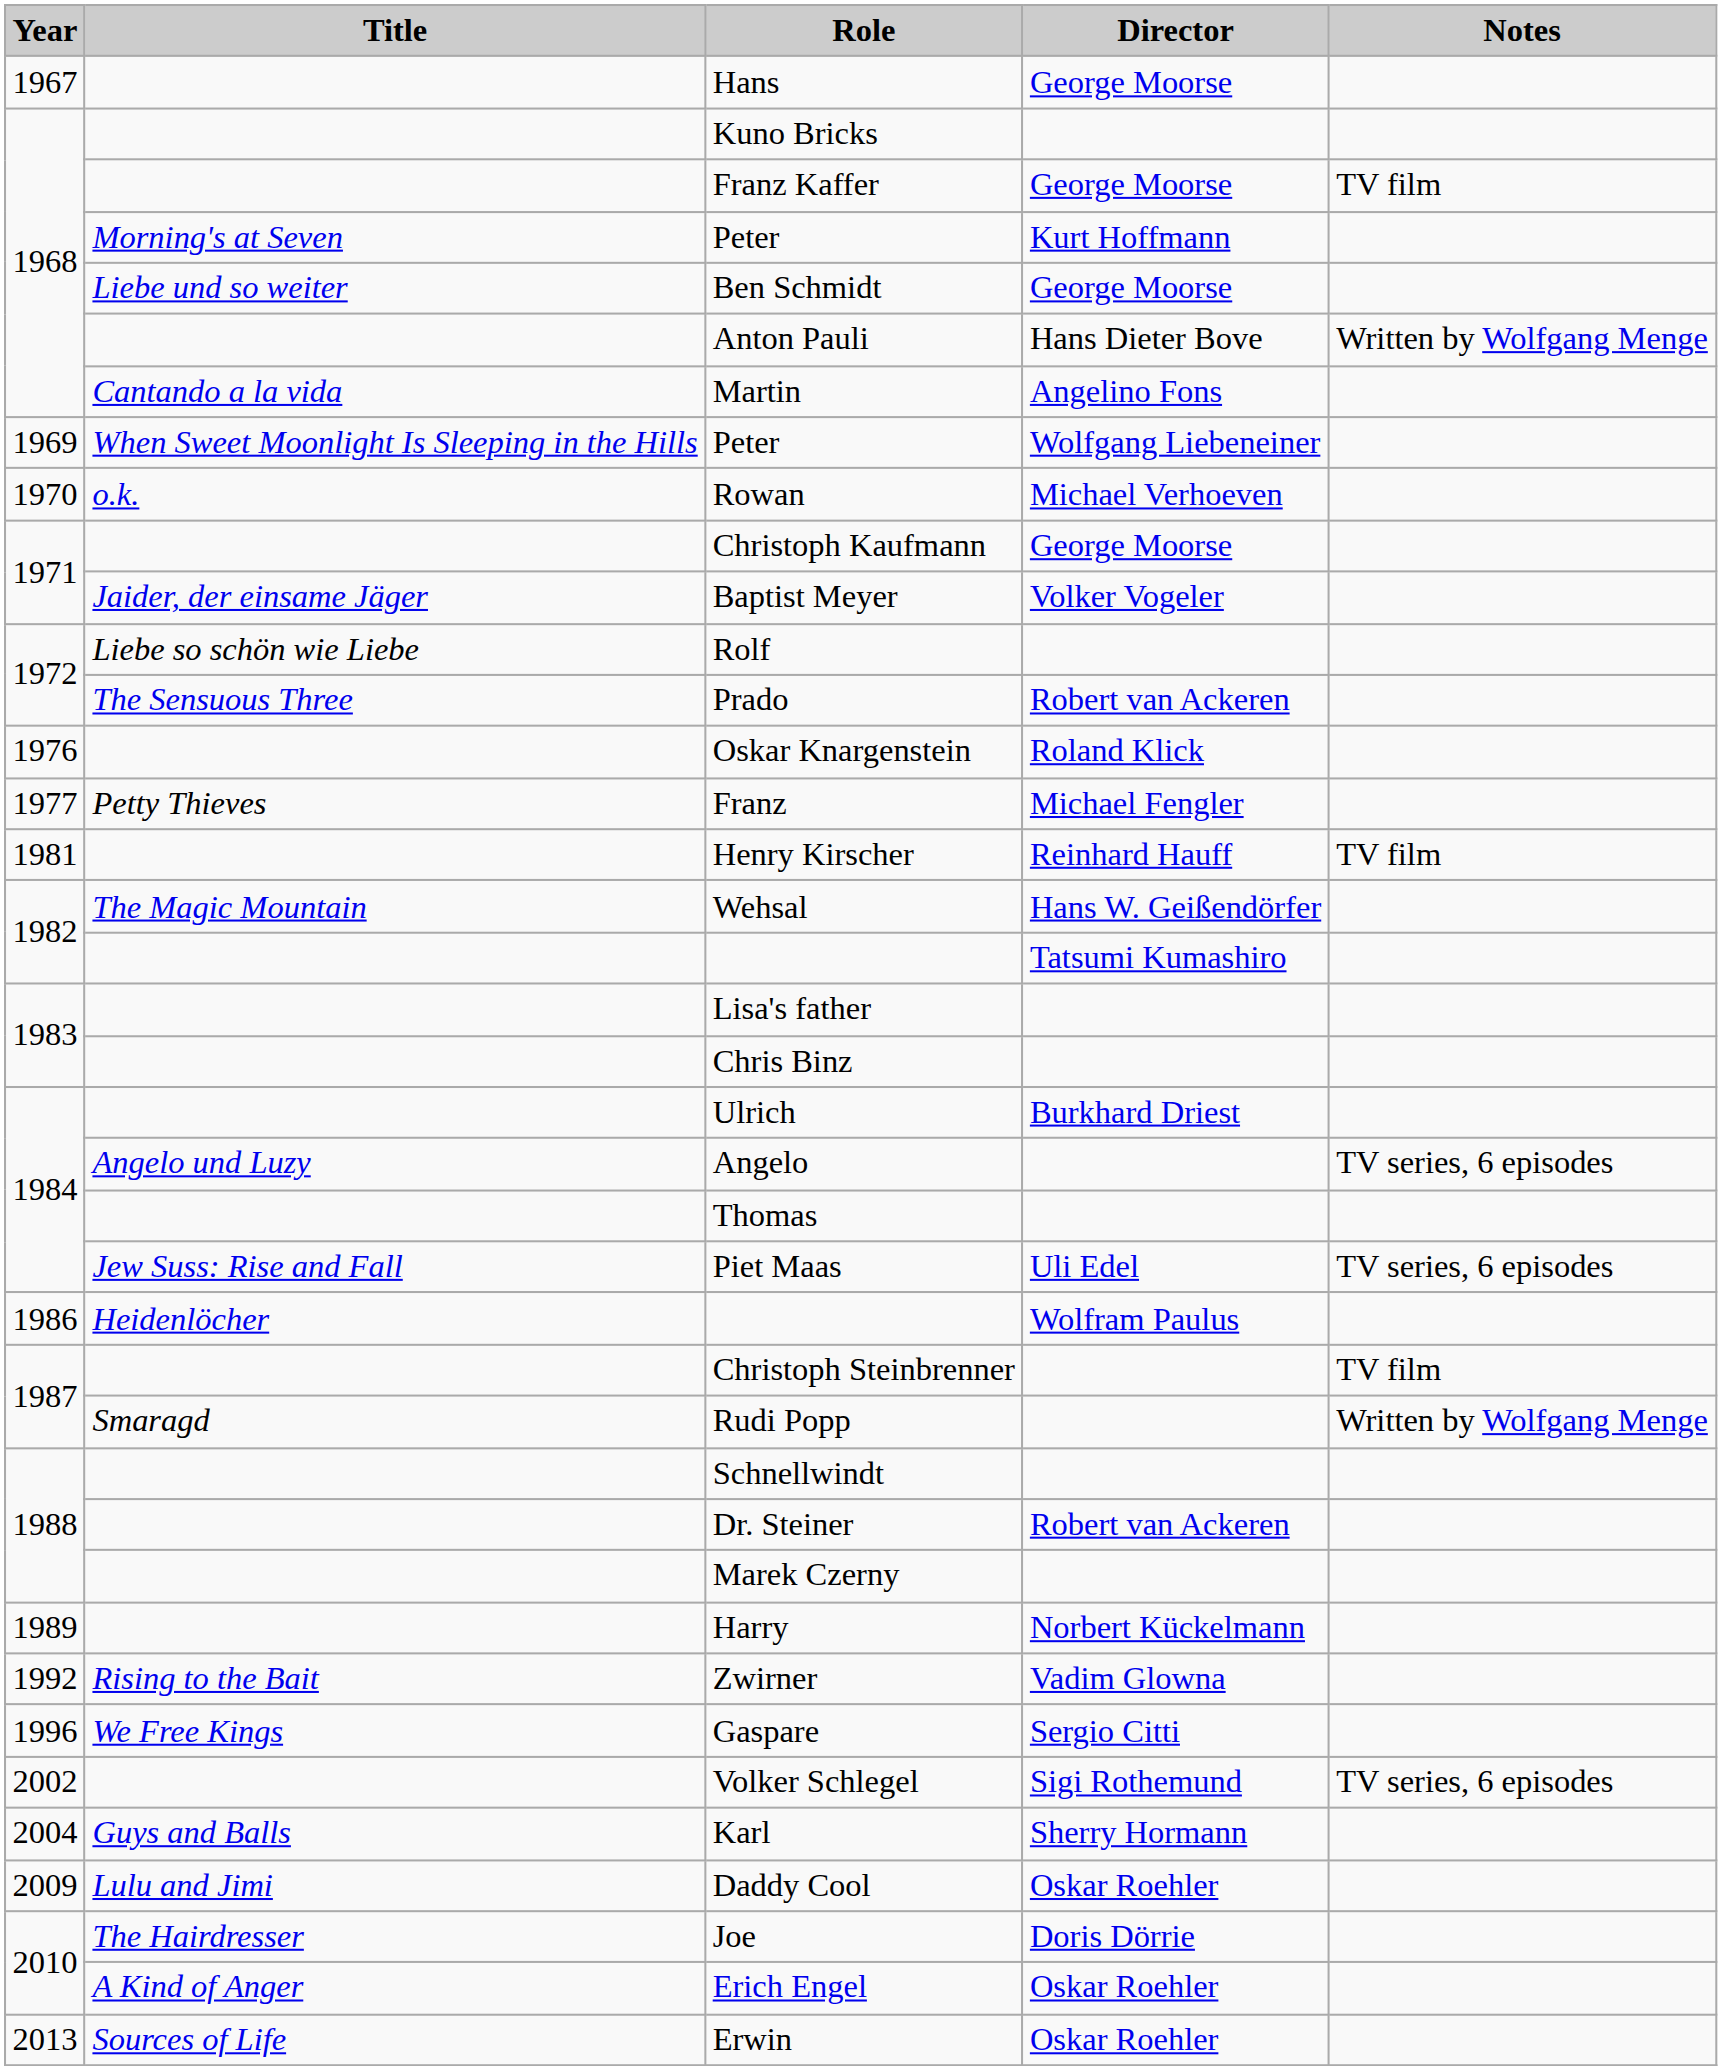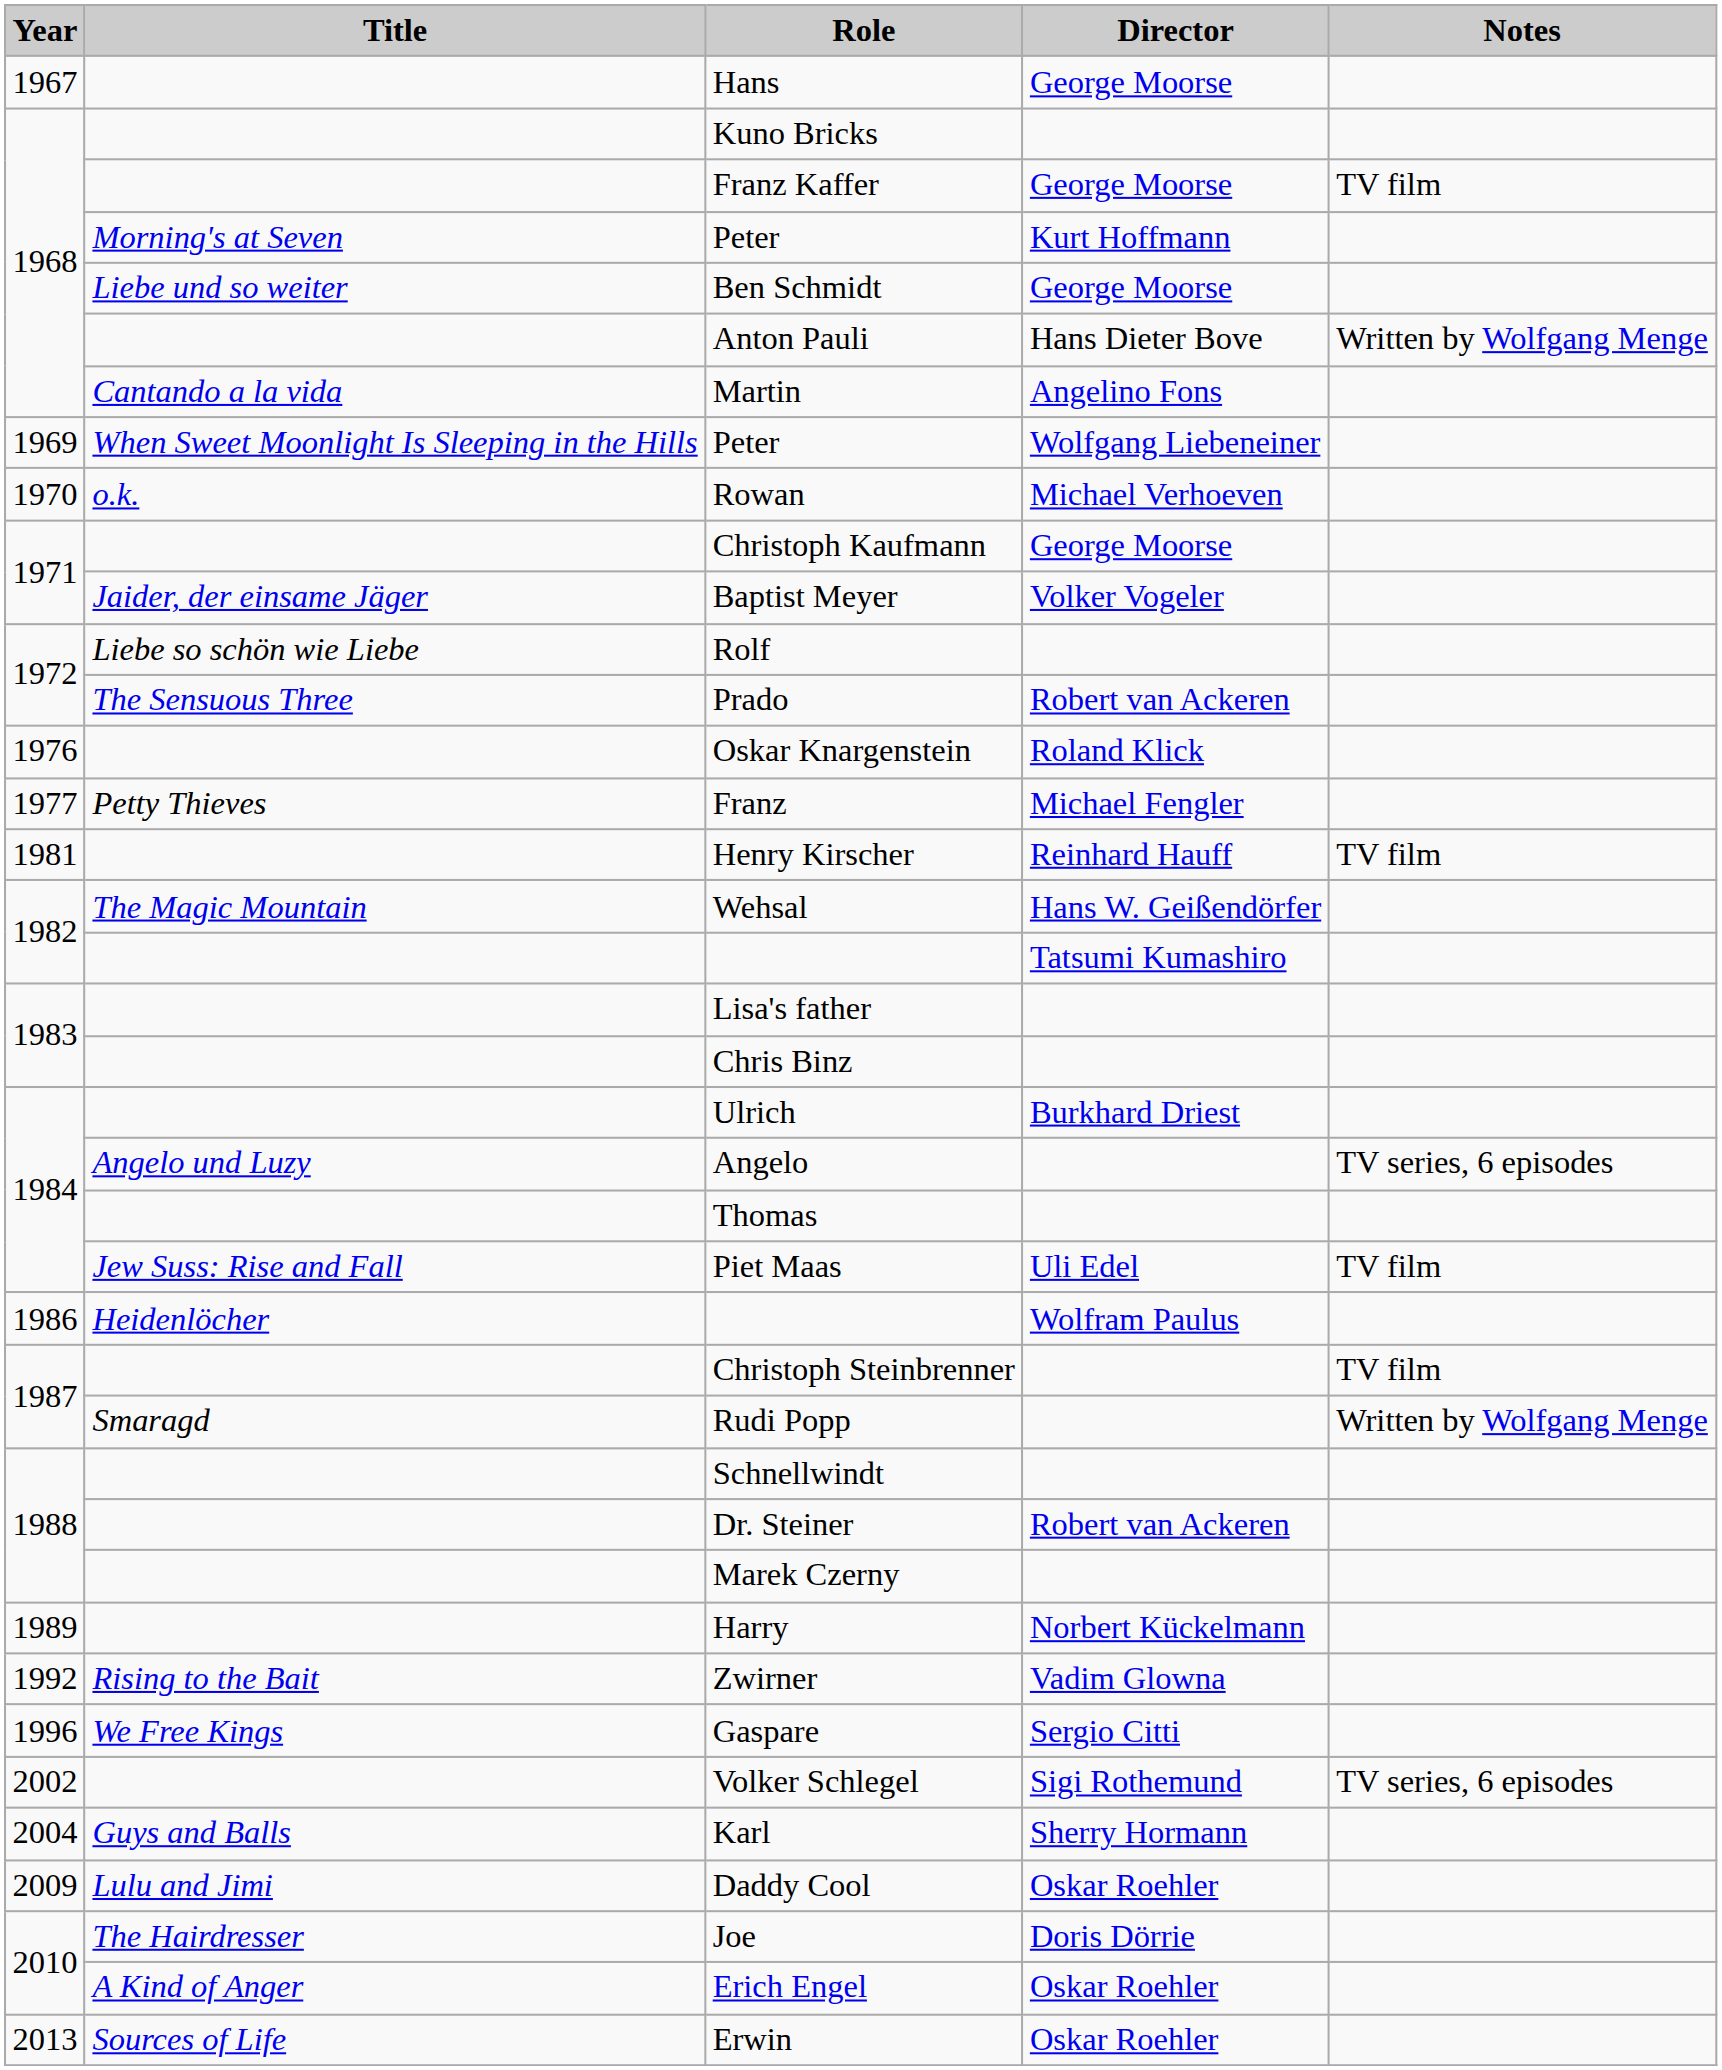(1475, 1266) TV series, 6 episodes -> (1389, 1266) TV film
